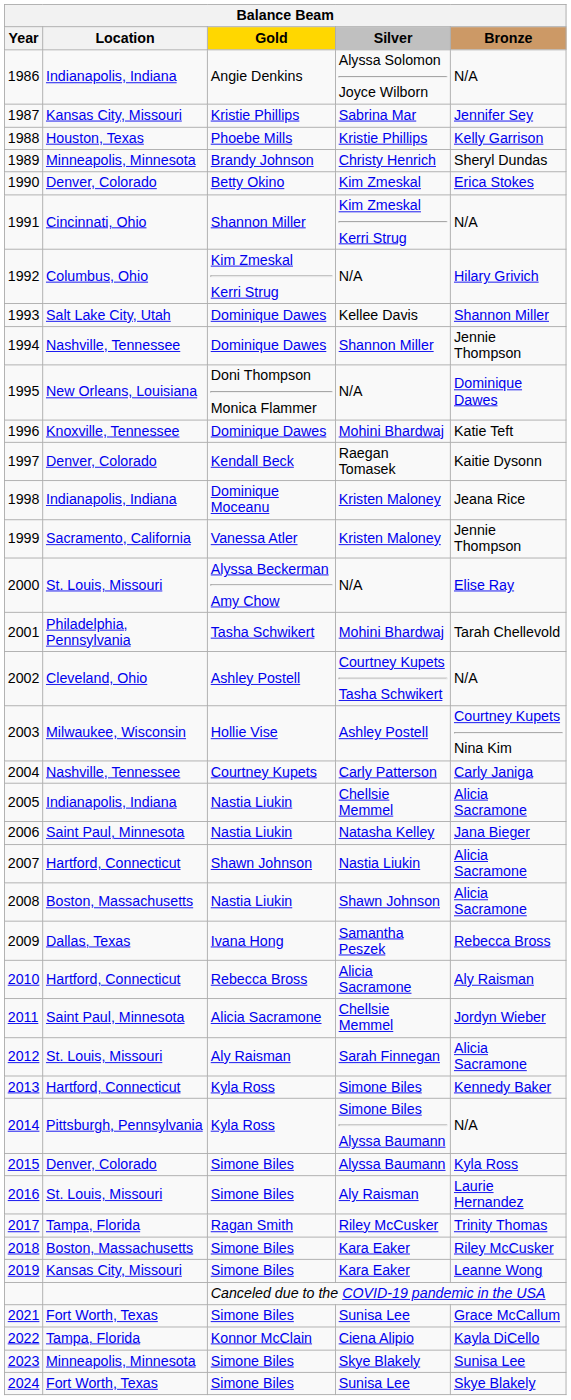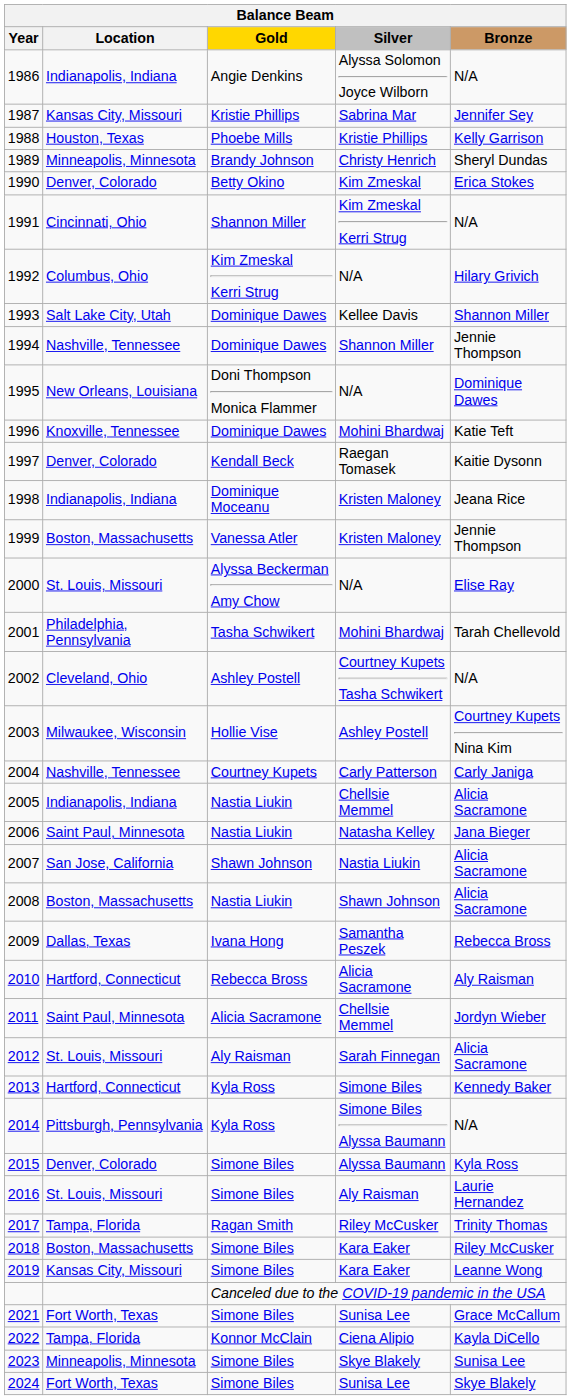(118, 538) Sacramento, California -> (120, 538) Boston, Massachusetts
(113, 863) Hartford, Connecticut -> (110, 863) San Jose, California
